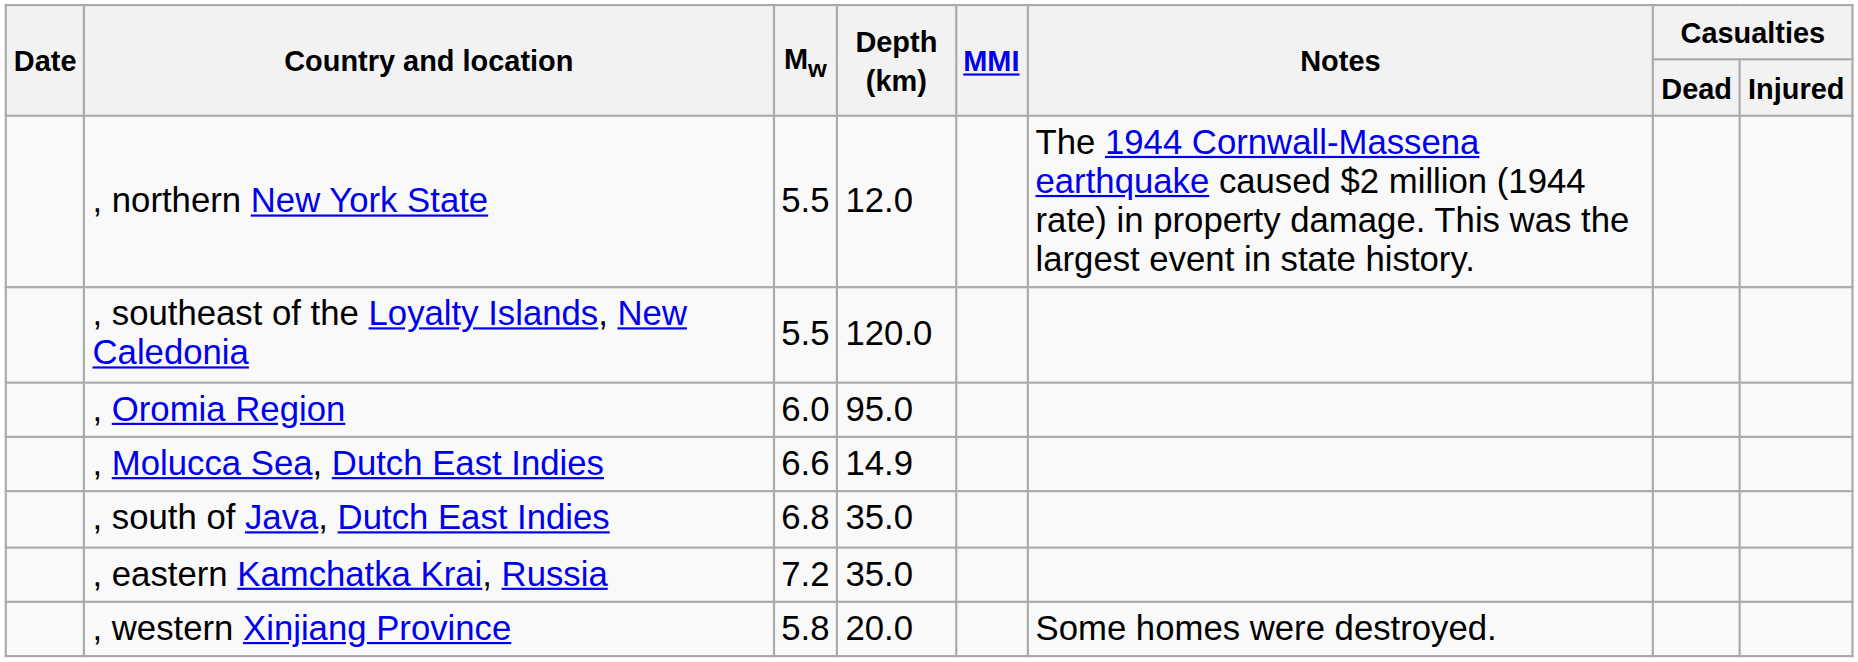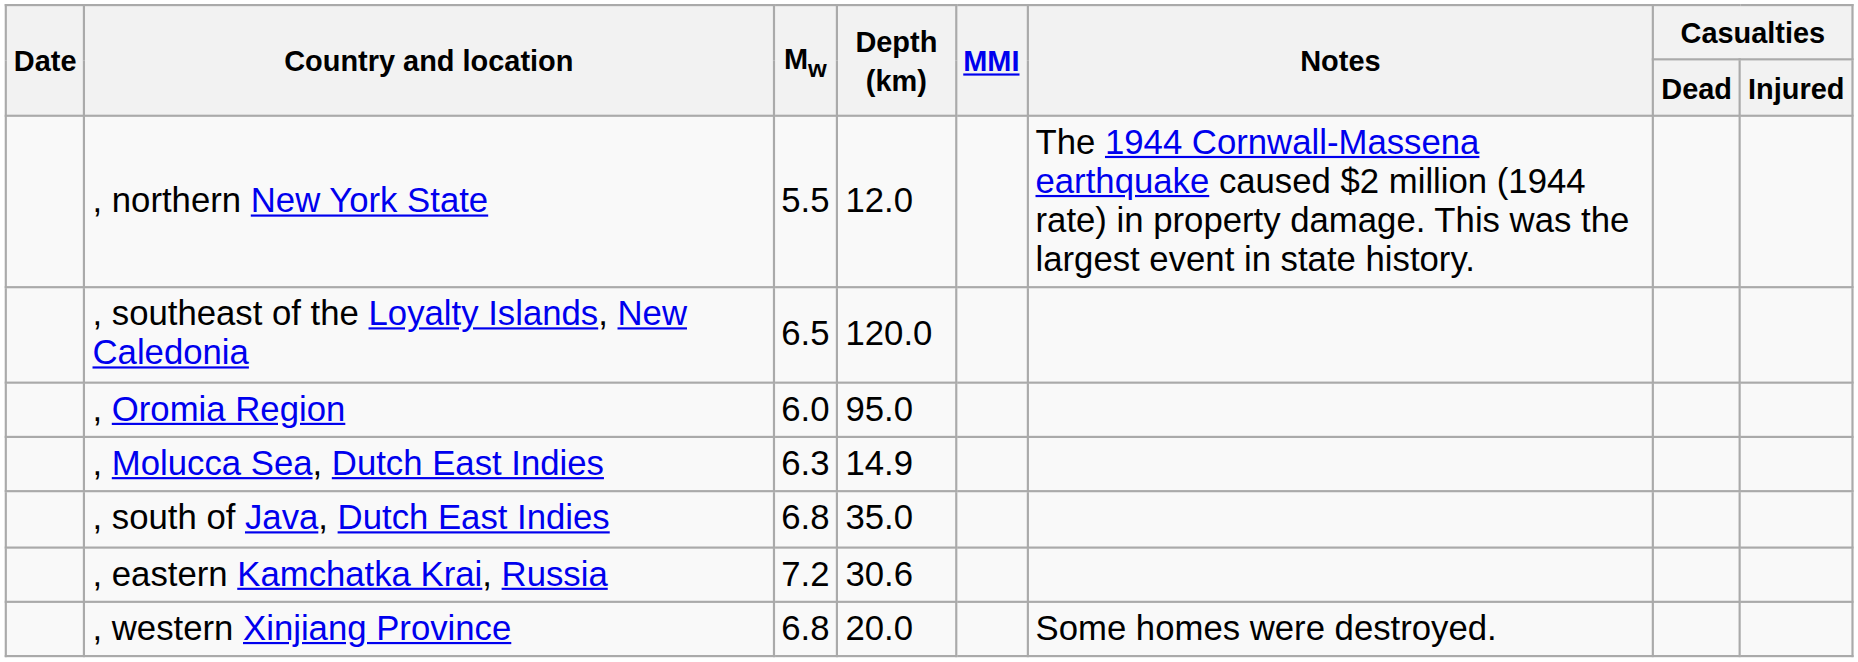(805, 333) 5.5 -> (805, 333) 6.5
(805, 463) 6.6 -> (805, 463) 6.3
(879, 573) 35.0 -> (879, 573) 30.6
(805, 628) 5.8 -> (805, 628) 6.8
